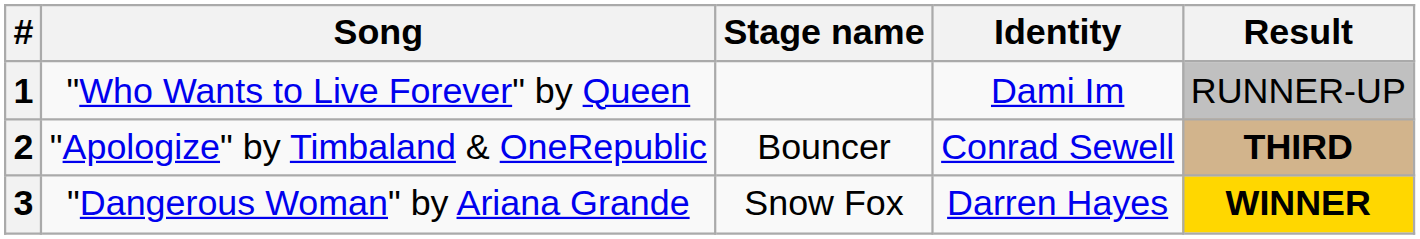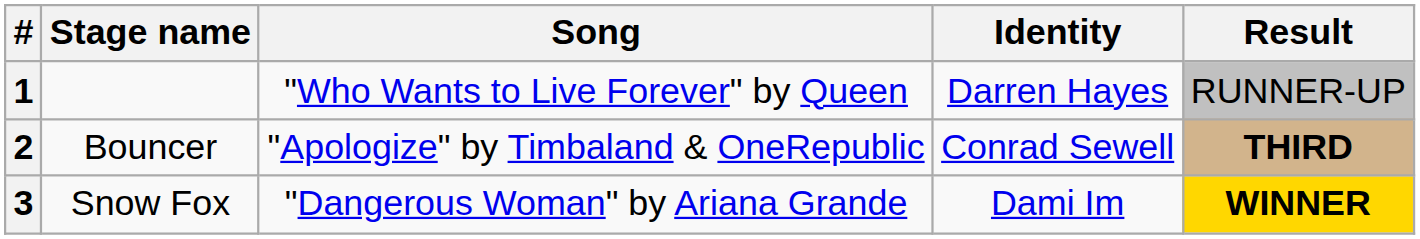columns swapped: (824, 32) <-> (378, 32)
(1058, 89) Dami Im -> (1058, 89) Darren Hayes
(1058, 203) Darren Hayes -> (1058, 203) Dami Im
